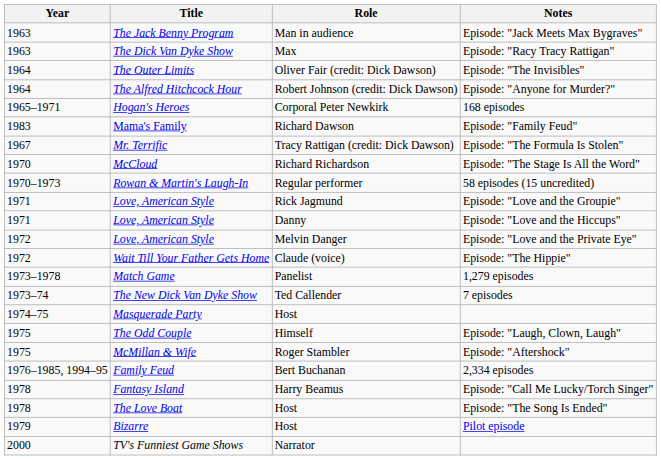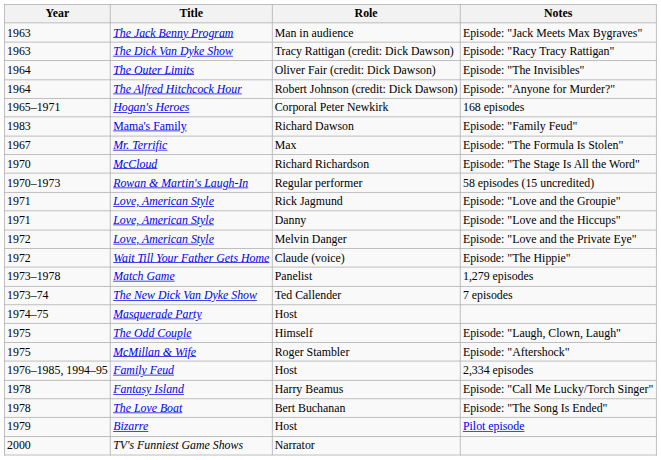(286, 51) Max -> (364, 51) Tracy Rattigan (credit: Dick Dawson)
(364, 145) Tracy Rattigan (credit: Dick Dawson) -> (286, 145) Max
(310, 370) Bert Buchanan -> (286, 370) Host
(286, 408) Host -> (310, 408) Bert Buchanan
